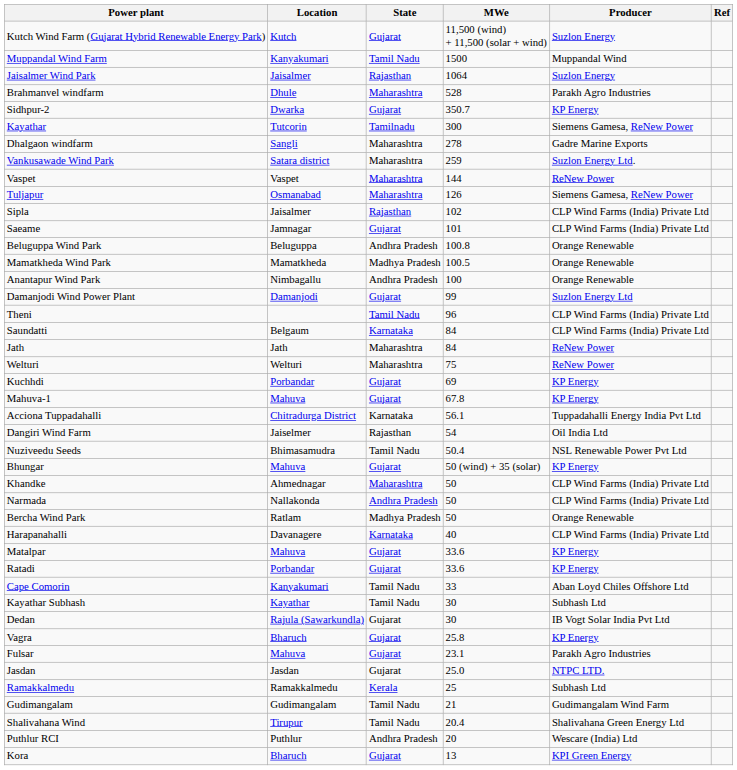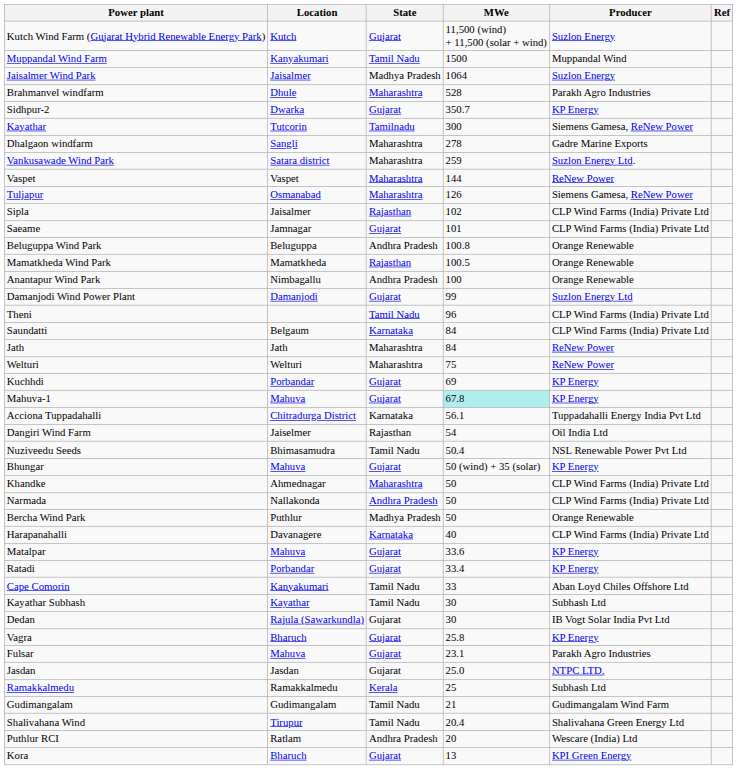(390, 76) Rajasthan -> (405, 76) Madhya Pradesh
(405, 263) Madhya Pradesh -> (390, 263) Rajasthan
(455, 399) no background -> (455, 399) paleturquoise background
(286, 518) Ratlam -> (286, 518) Puthlur
(455, 569) 33.6 -> (455, 569) 33.4
(286, 739) Puthlur -> (286, 739) Ratlam
